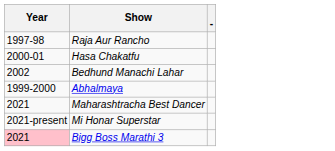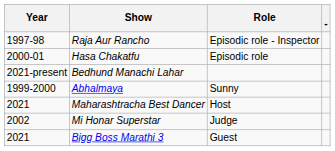+ column: (265, 18)
(18, 72) 2002 -> (37, 72) 2021-present
(37, 121) 2021-present -> (18, 121) 2002
(18, 137) pink background -> (18, 137) no background
